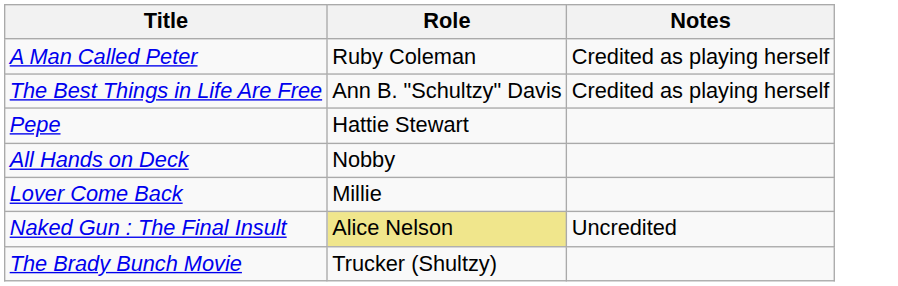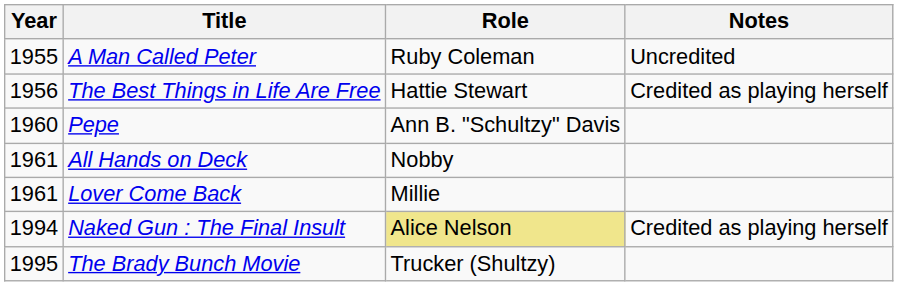+ column: (34, 21)
(701, 56) Credited as playing herself -> (683, 56) Uncredited
(447, 90) Ann B. "Schultzy" Davis -> (459, 90) Hattie Stewart
(400, 125) Hattie Stewart -> (505, 125) Ann B. "Schultzy" Davis
(624, 228) Uncredited -> (759, 228) Credited as playing herself
